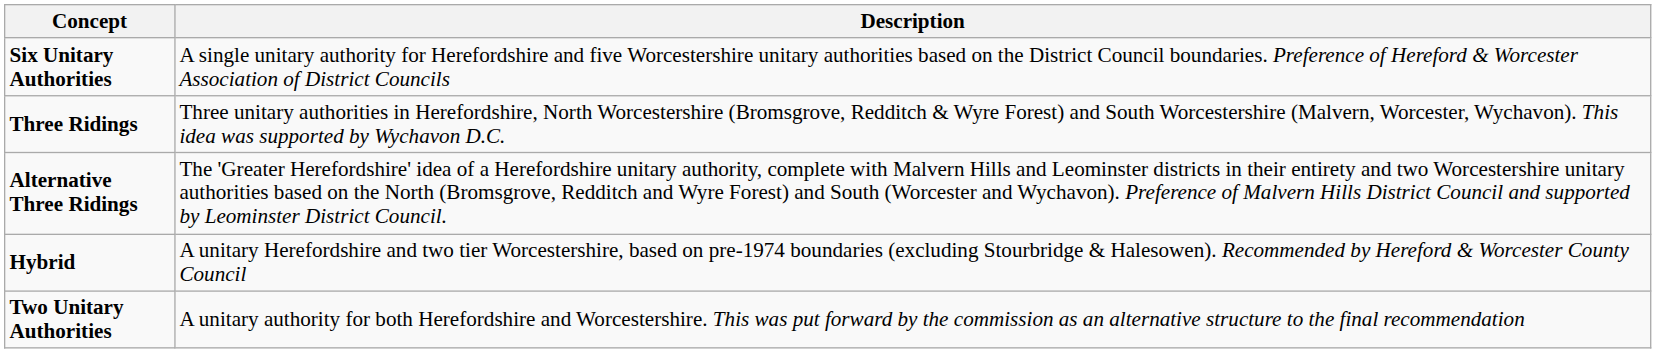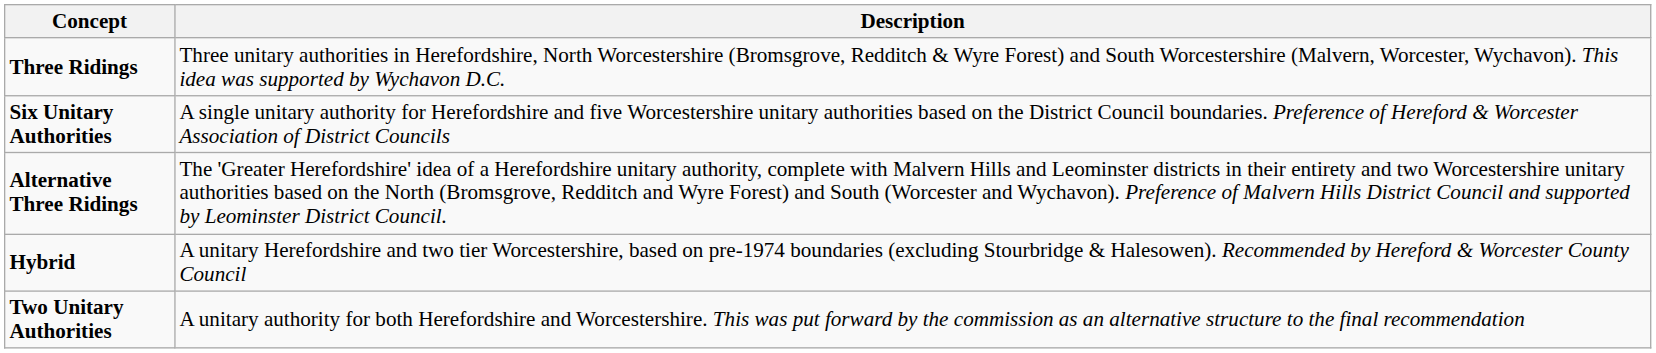rows swapped: (61, 66) <-> (74, 123)
